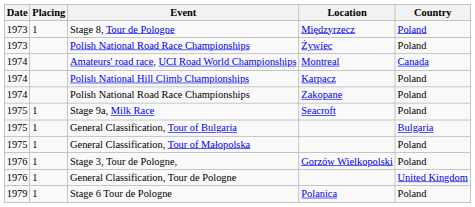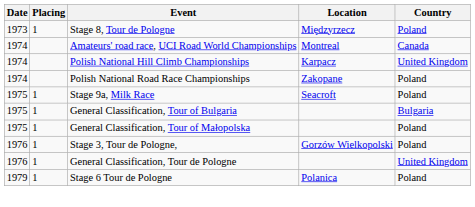- row: (160, 45)
(412, 78) Poland -> (433, 62) United Kingdom
